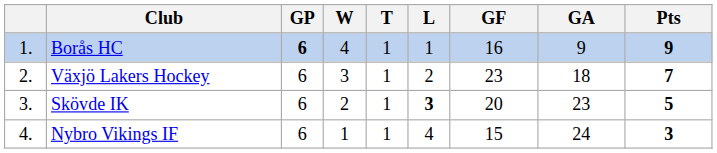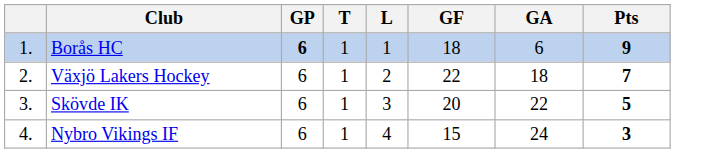- column: (344, 18)
(494, 47) 16 -> (452, 47) 18
(581, 47) 9 -> (539, 47) 6
(494, 76) 23 -> (452, 76) 22
(429, 104) bold -> (387, 104) normal
(581, 104) 23 -> (539, 104) 22
